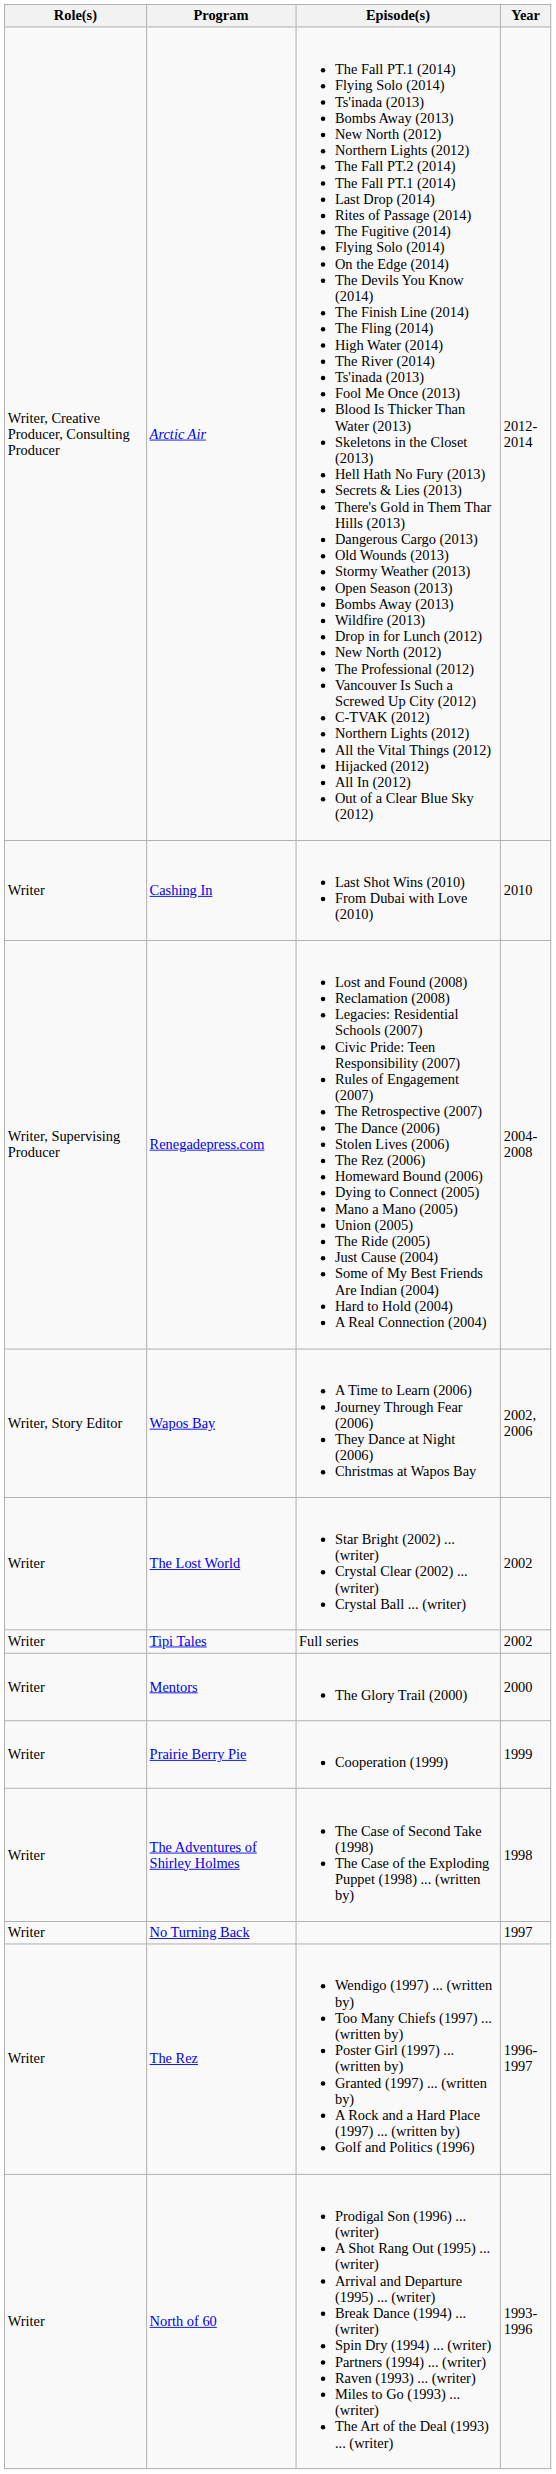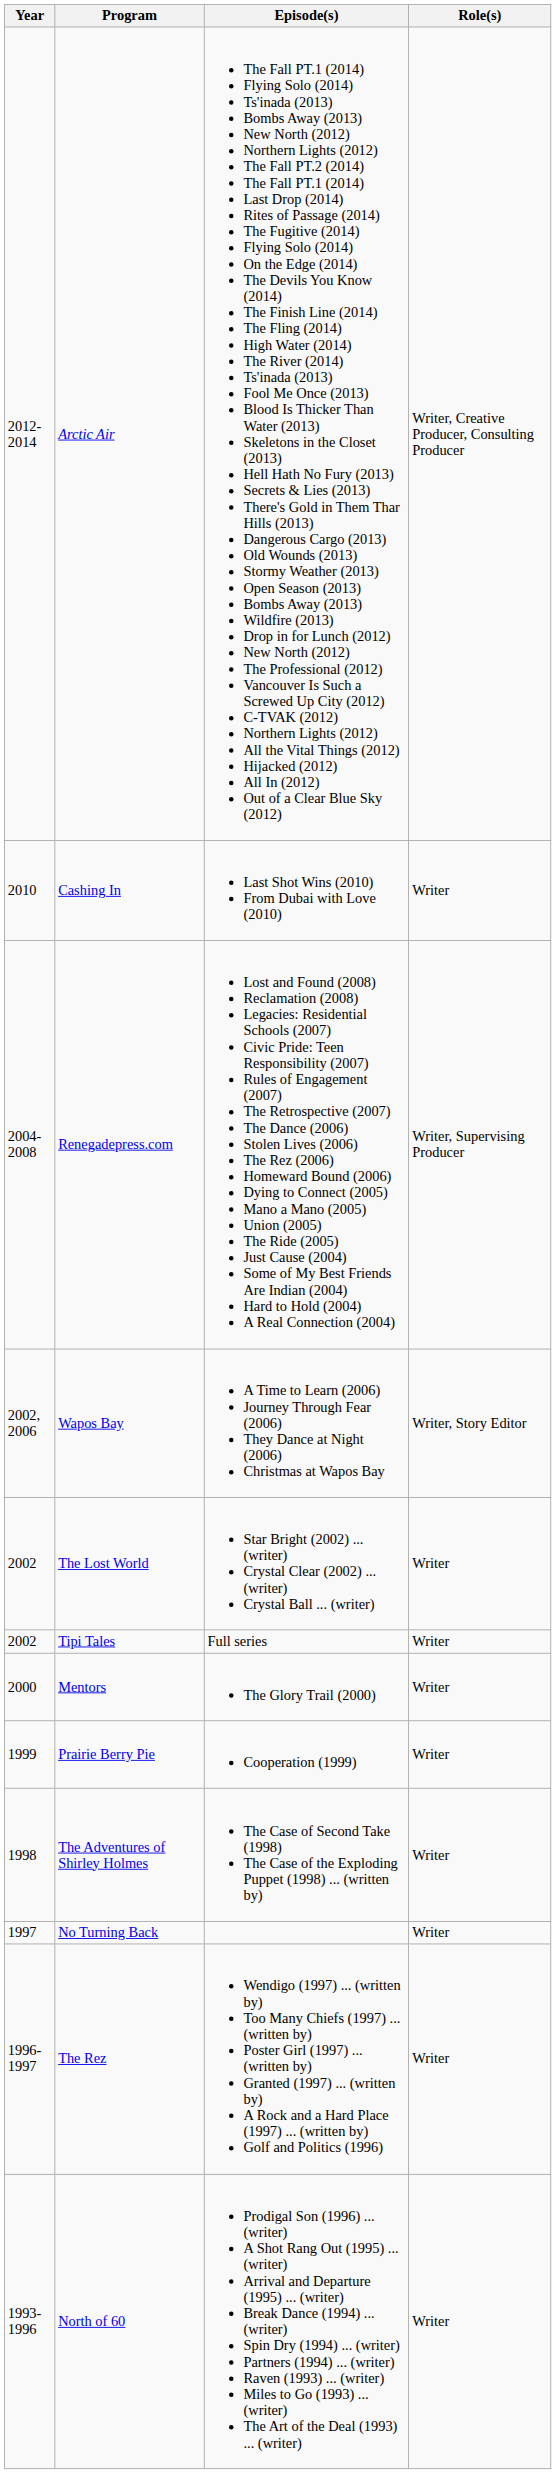columns swapped: (526, 15) <-> (75, 15)
